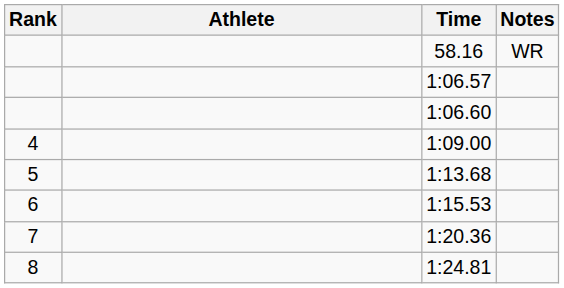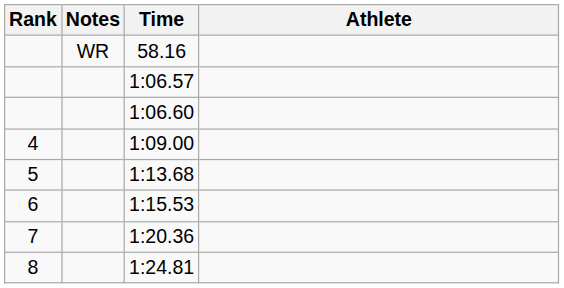columns swapped: (242, 19) <-> (527, 19)
